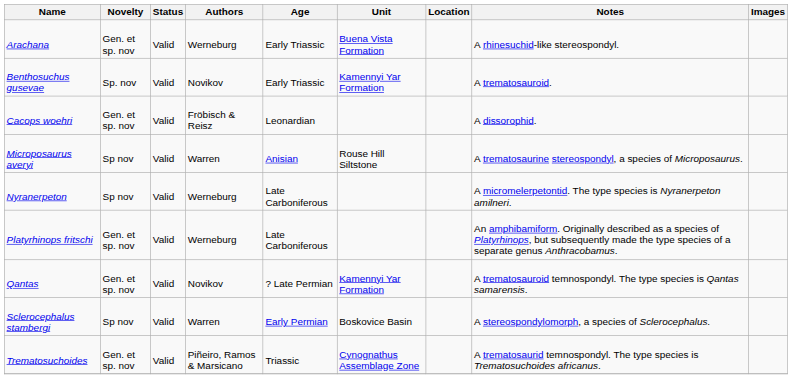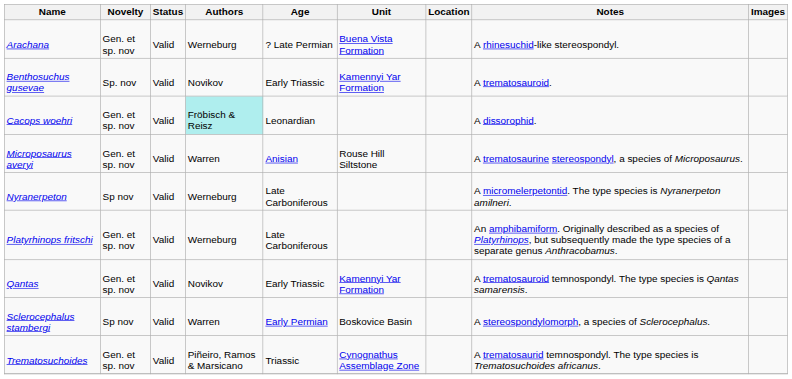(295, 44) Early Triassic -> (299, 44) ? Late Permian
(211, 120) no background -> (211, 120) paleturquoise background
(118, 158) Sp nov -> (119, 158) Gen. et sp. nov
(299, 284) ? Late Permian -> (295, 284) Early Triassic
